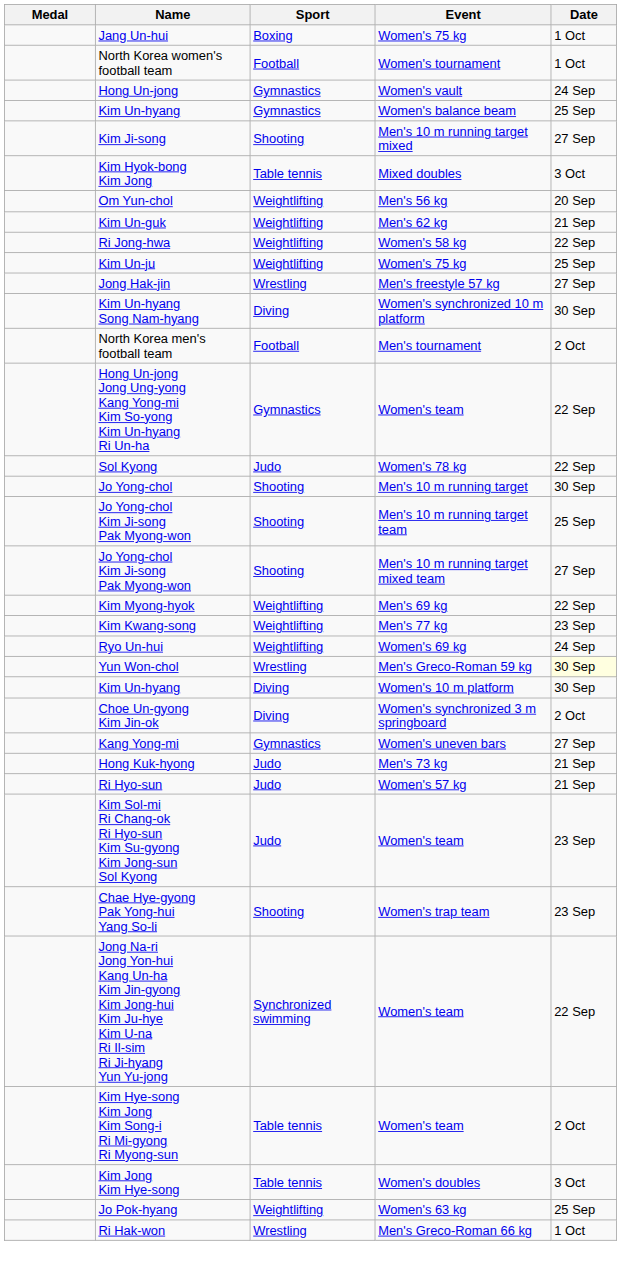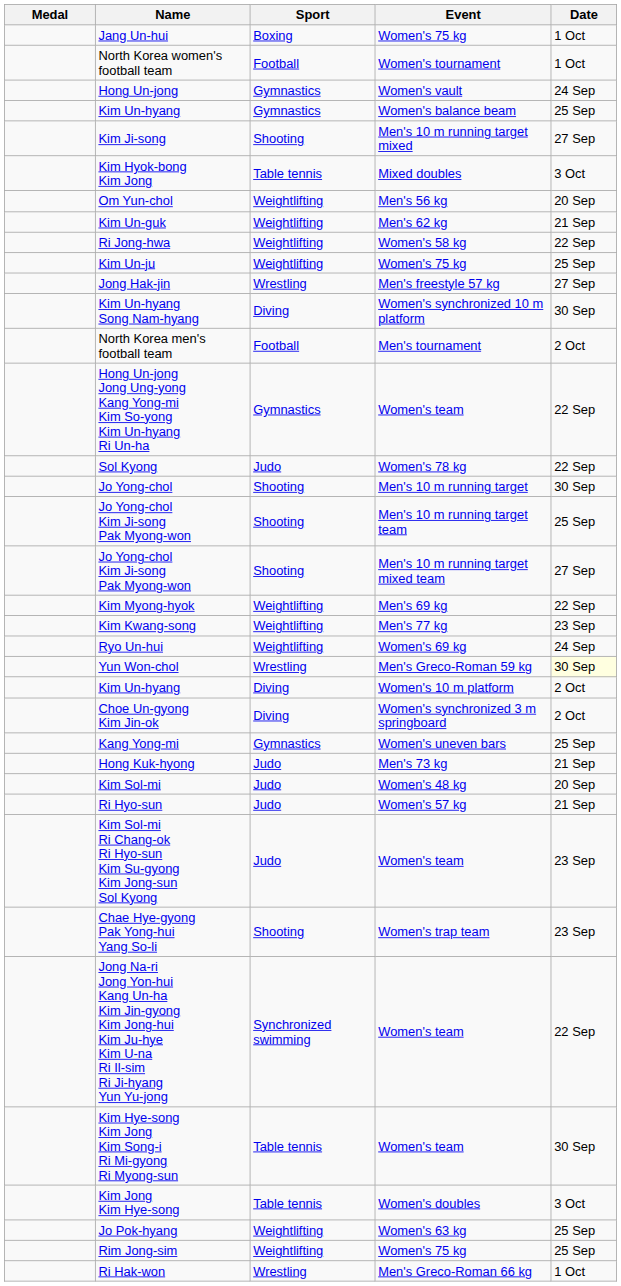(575, 688) 30 Sep -> (570, 688) 2 Oct
(575, 743) 27 Sep -> (575, 743) 25 Sep
+ row: (130, 784)
(570, 1126) 2 Oct -> (575, 1146) 30 Sep
+ row: (138, 1251)
